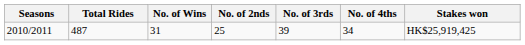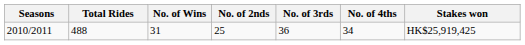(79, 31) 487 -> (79, 31) 488
(284, 31) 39 -> (284, 31) 36
